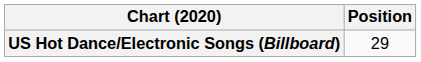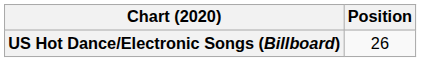(380, 43) 29 -> (380, 43) 26
